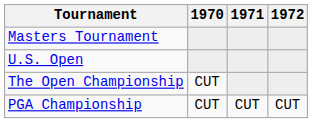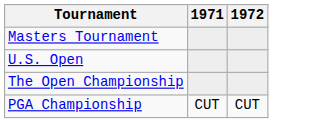- column: (207, 16)
